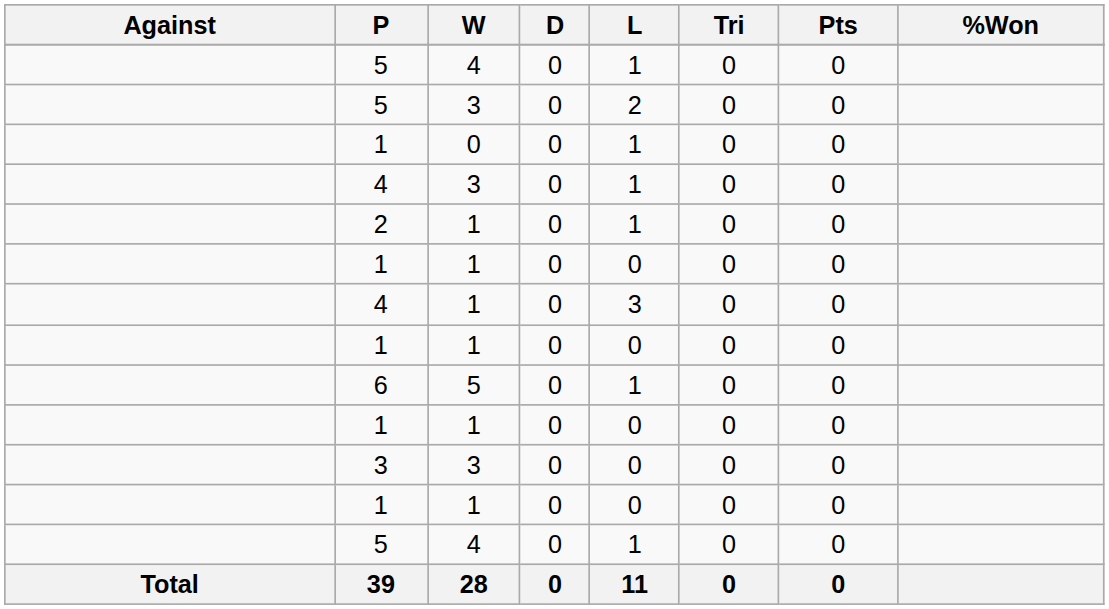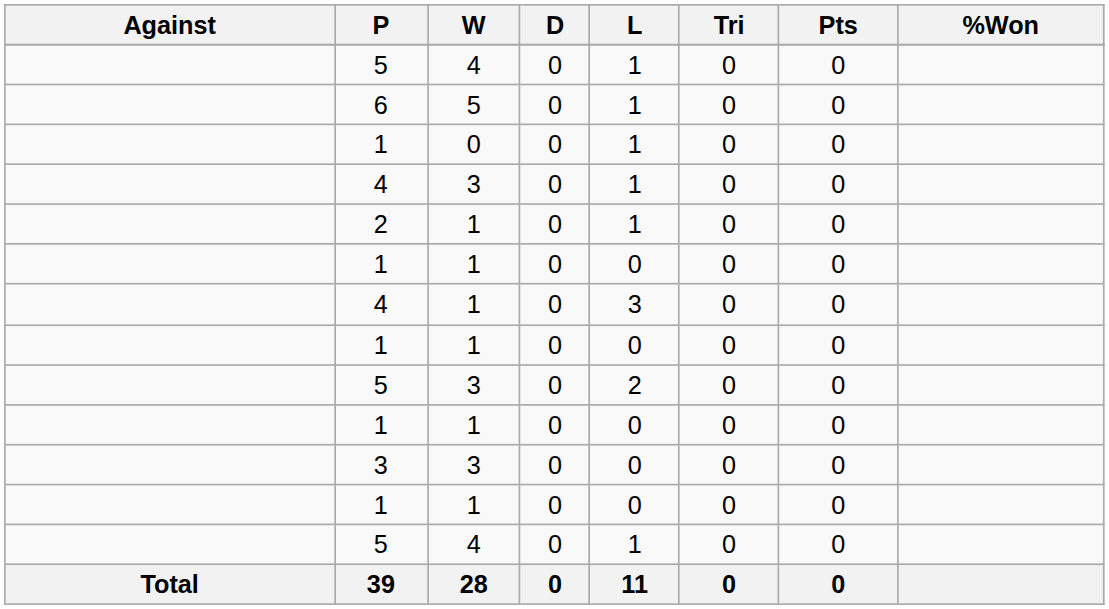rows swapped: (381, 105) <-> (381, 384)
